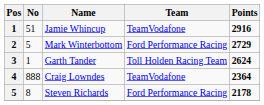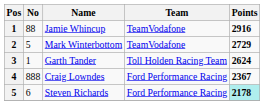(31, 28) 51 -> (31, 28) 88
(177, 44) Ford Performance Racing -> (156, 44) TeamVodafone
(156, 76) TeamVodafone -> (177, 76) Ford Performance Racing
(241, 76) 2364 -> (241, 76) 2367
(28, 92) 8 -> (28, 92) 6
(241, 92) no background -> (241, 92) paleturquoise background
